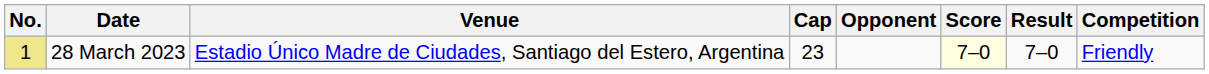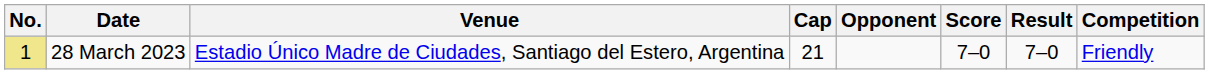(813, 52) 23 -> (813, 52) 21
(974, 52) lightyellow background -> (974, 52) no background
